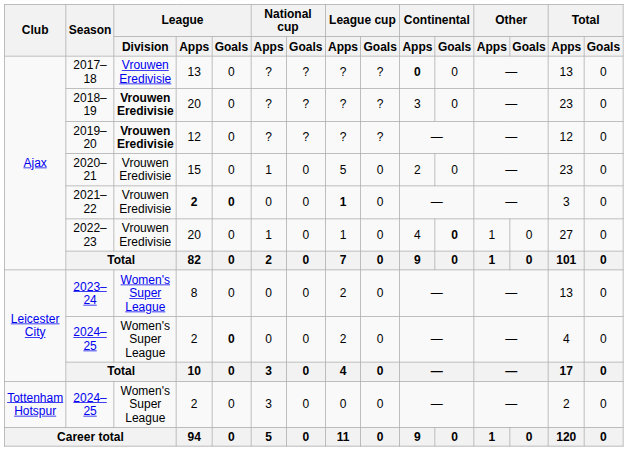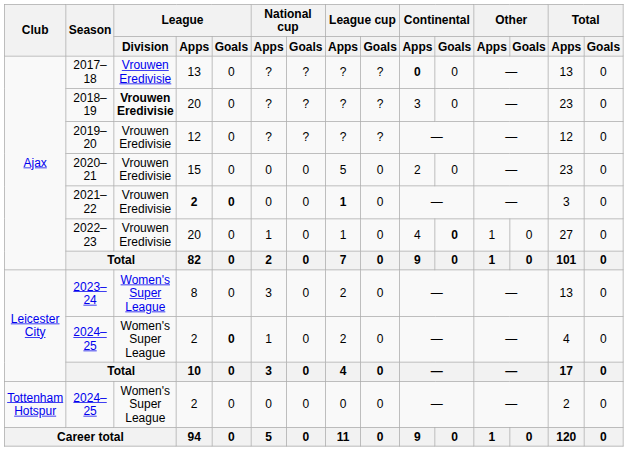(145, 137) bold -> (145, 137) normal
(269, 169) 1 -> (269, 169) 0
(269, 293) 0 -> (269, 293) 3
(269, 339) 0 -> (269, 339) 1
(269, 404) 3 -> (269, 404) 0
